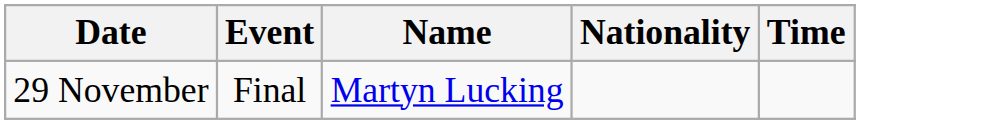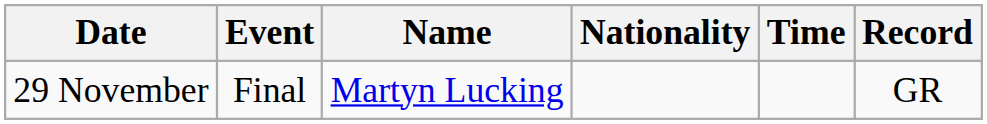+ column: (917, 32)
